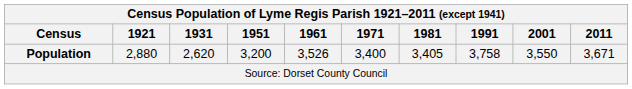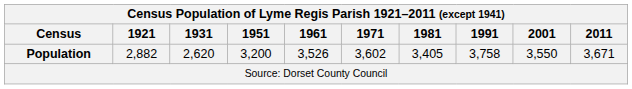(142, 53) 2,880 -> (142, 53) 2,882
(370, 53) 3,400 -> (370, 53) 3,602
